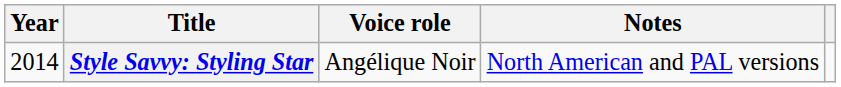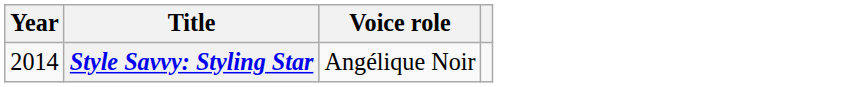- column: (653, 23)
